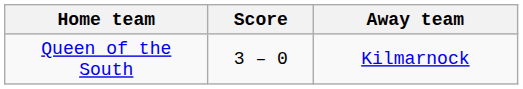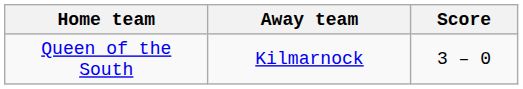columns swapped: (261, 19) <-> (415, 19)
